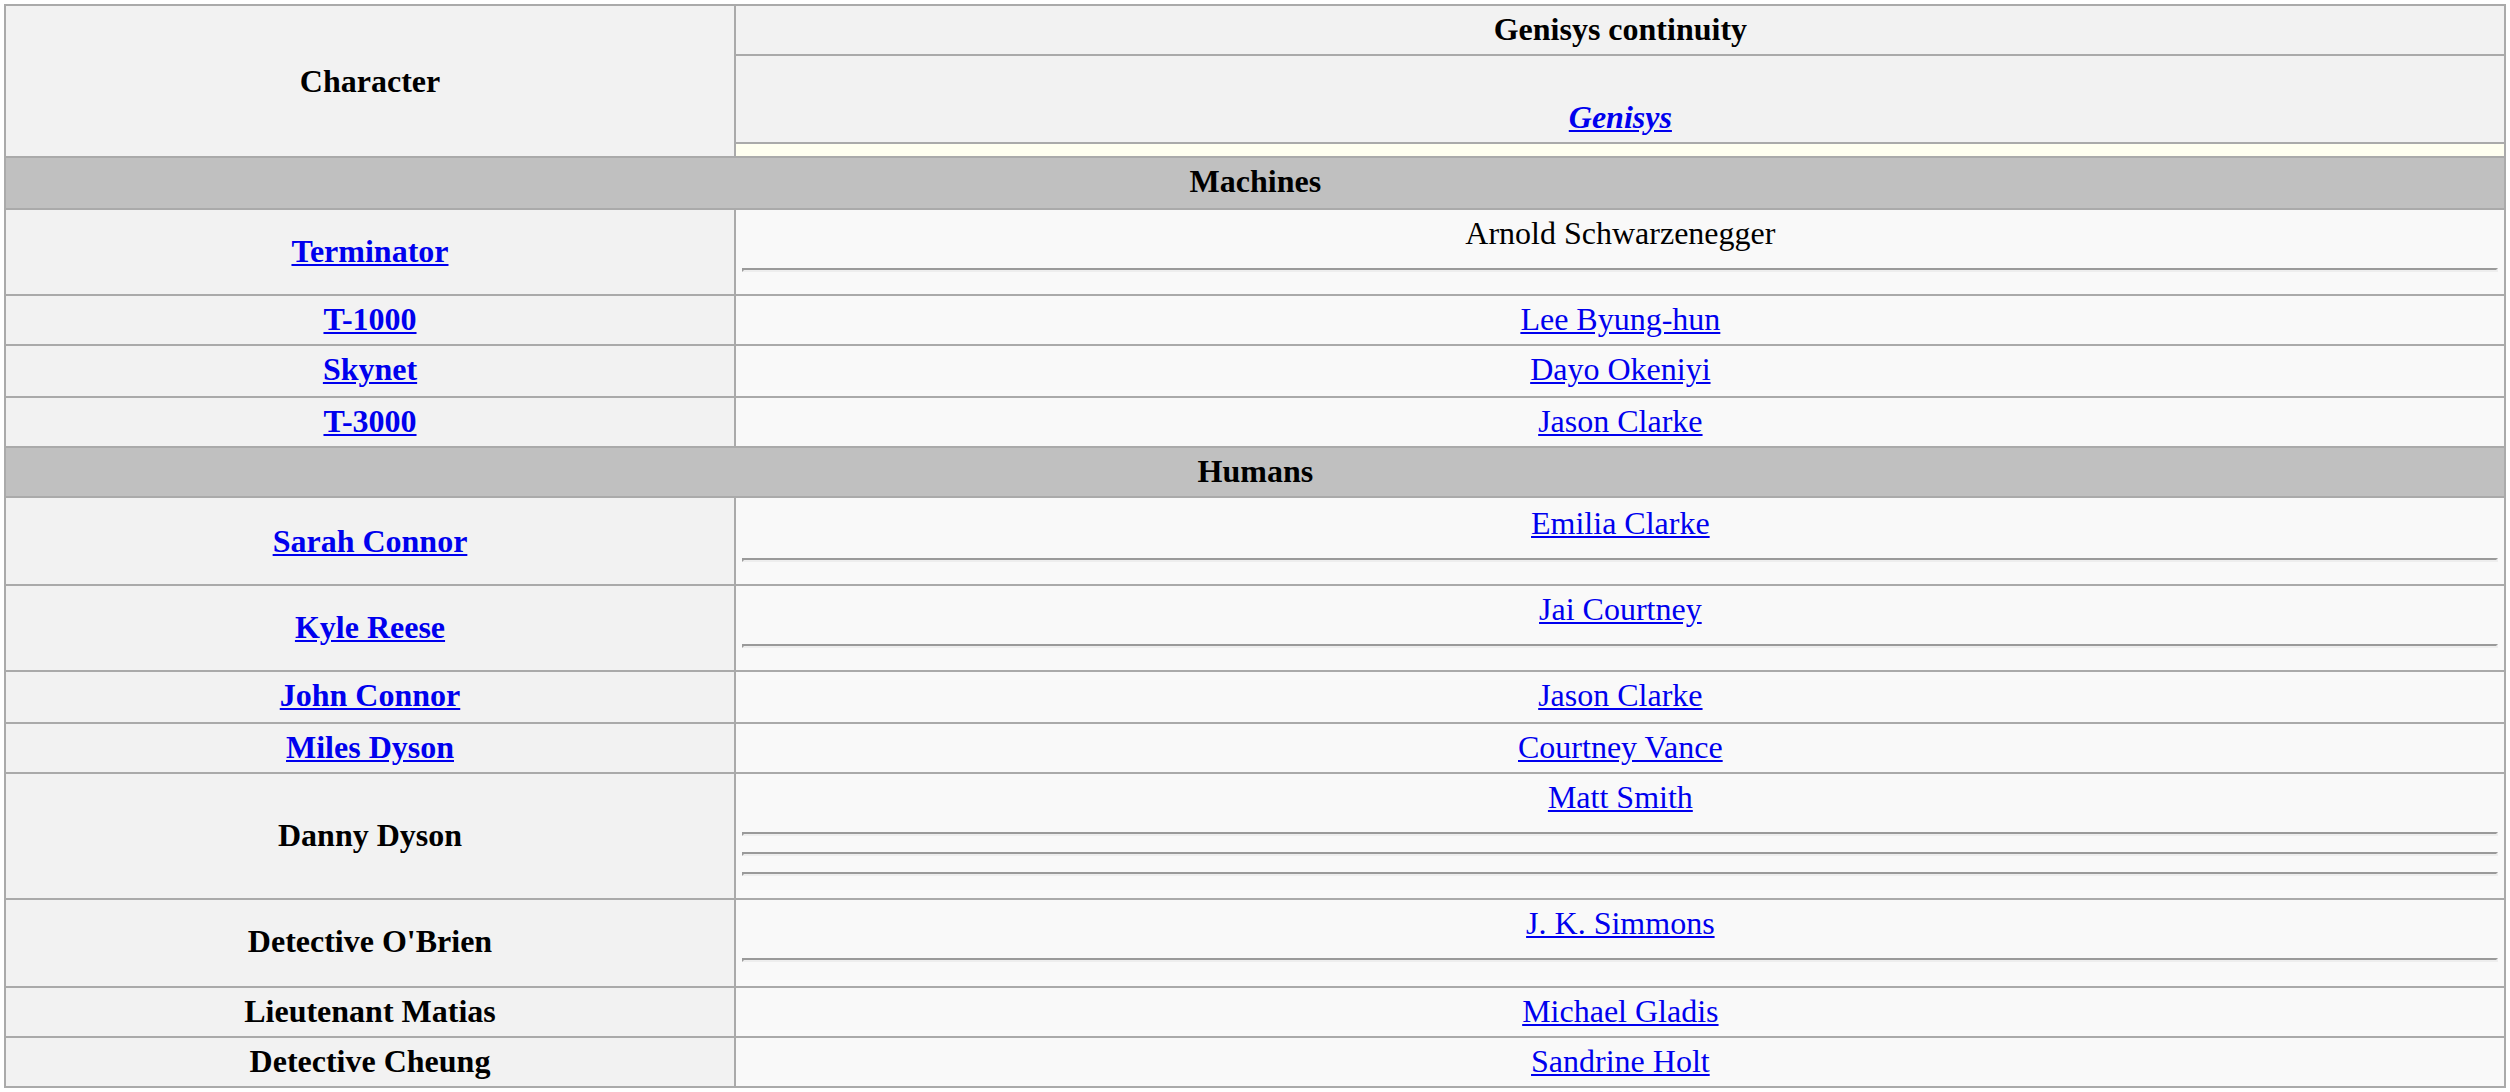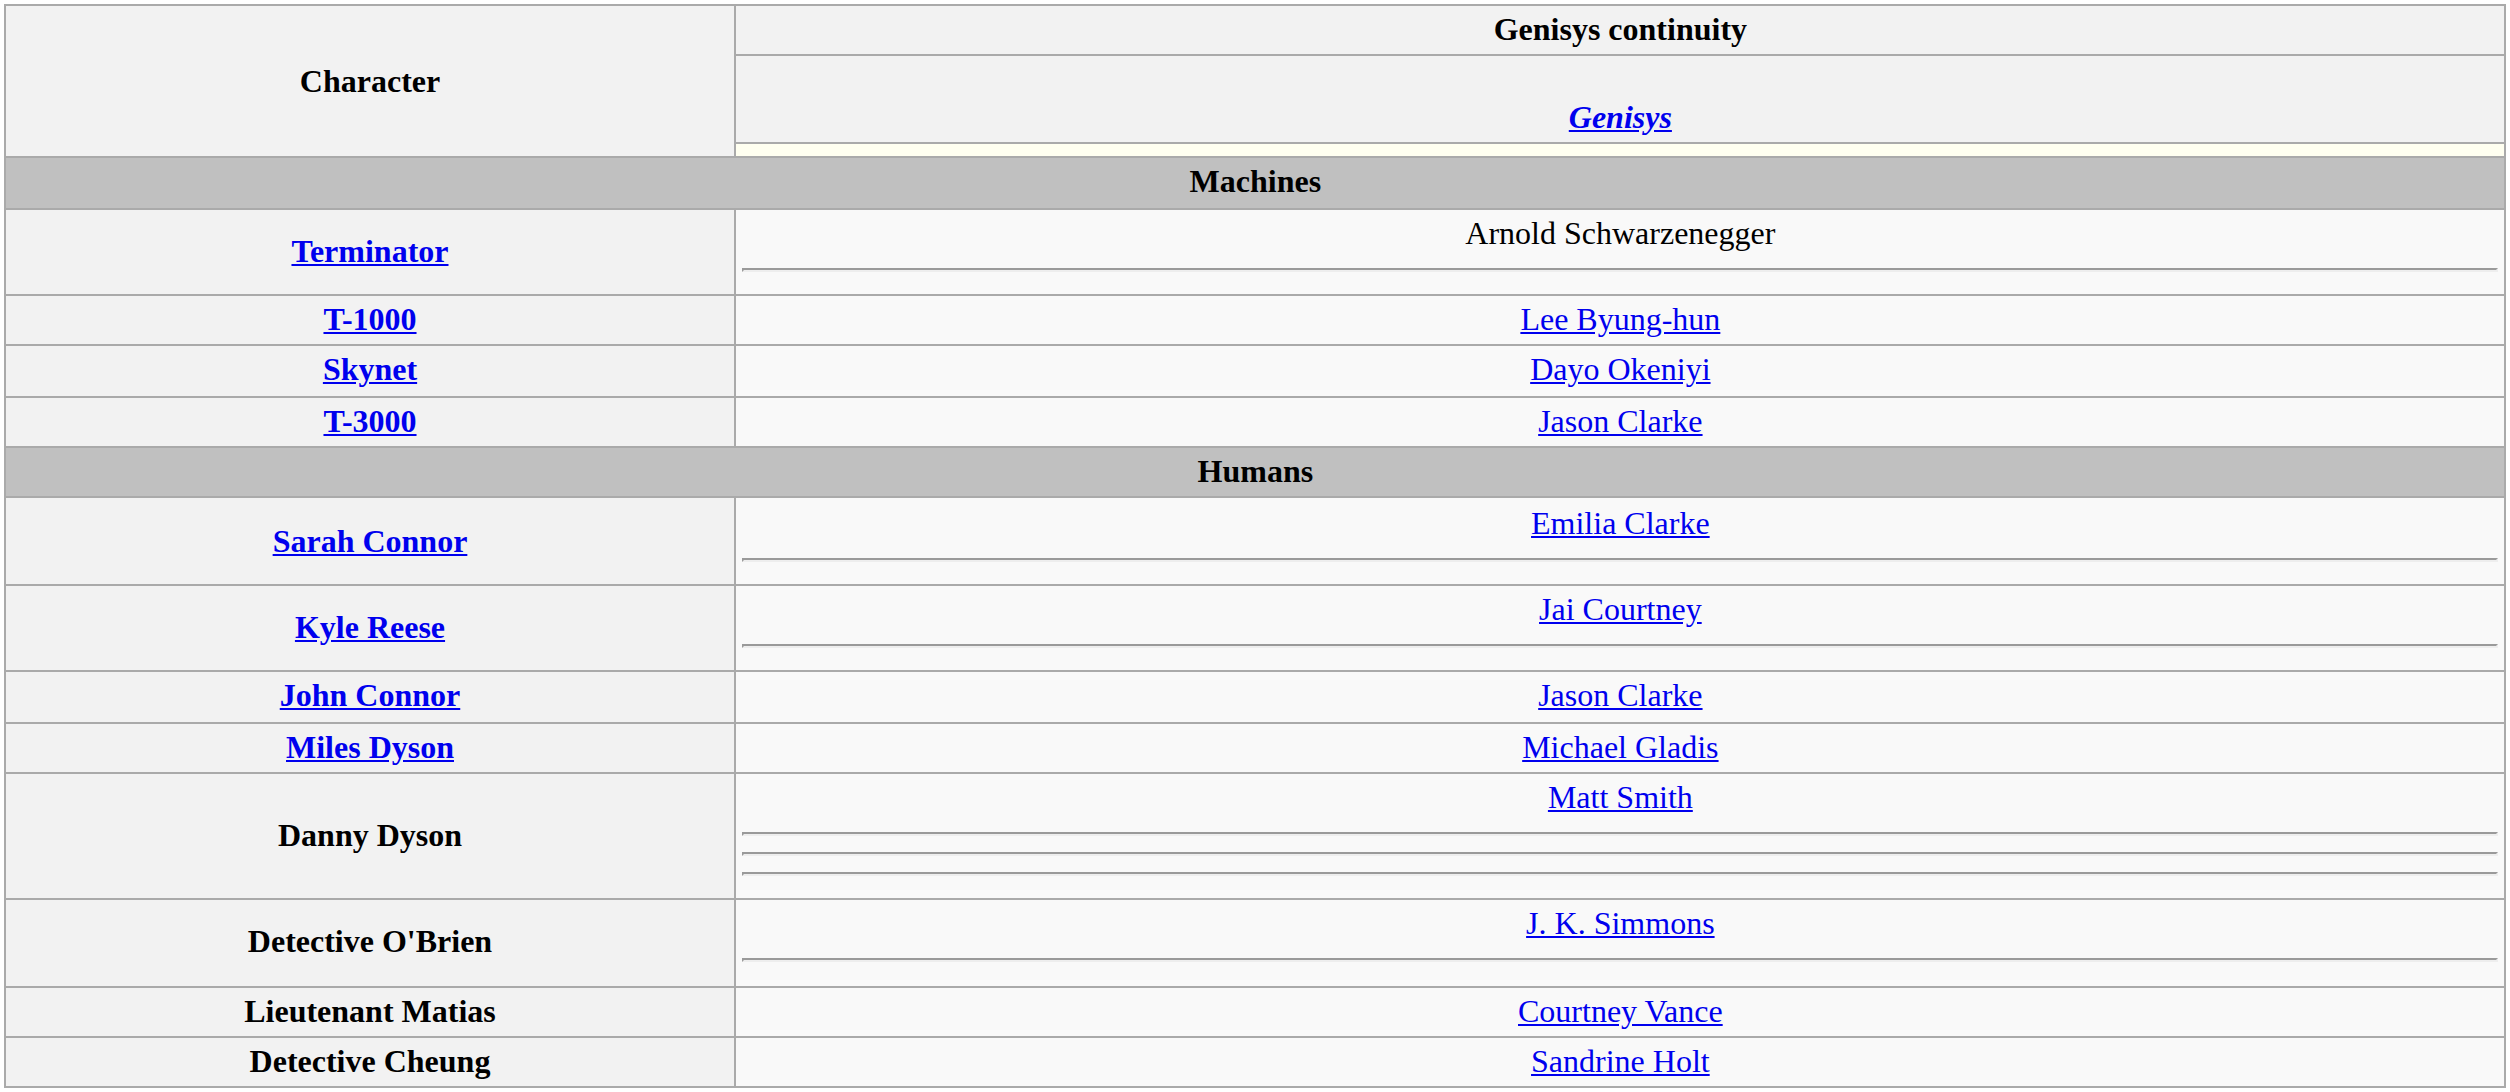(1620, 746) Courtney Vance -> (1620, 746) Michael Gladis
(1620, 1011) Michael Gladis -> (1620, 1011) Courtney Vance
